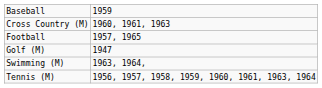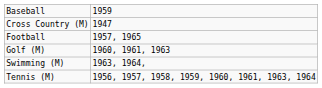(131, 24) 1960, 1961, 1963 -> (102, 24) 1947
(102, 50) 1947 -> (131, 50) 1960, 1961, 1963
